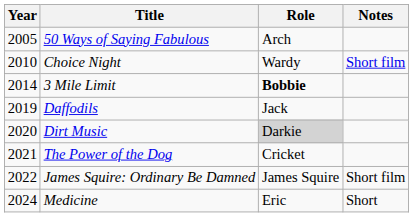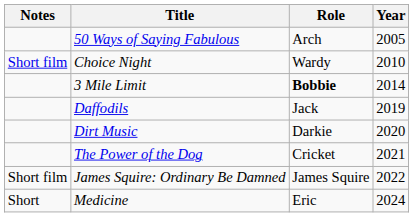columns swapped: (22, 16) <-> (376, 16)
(282, 131) lightgrey background -> (312, 131) no background
